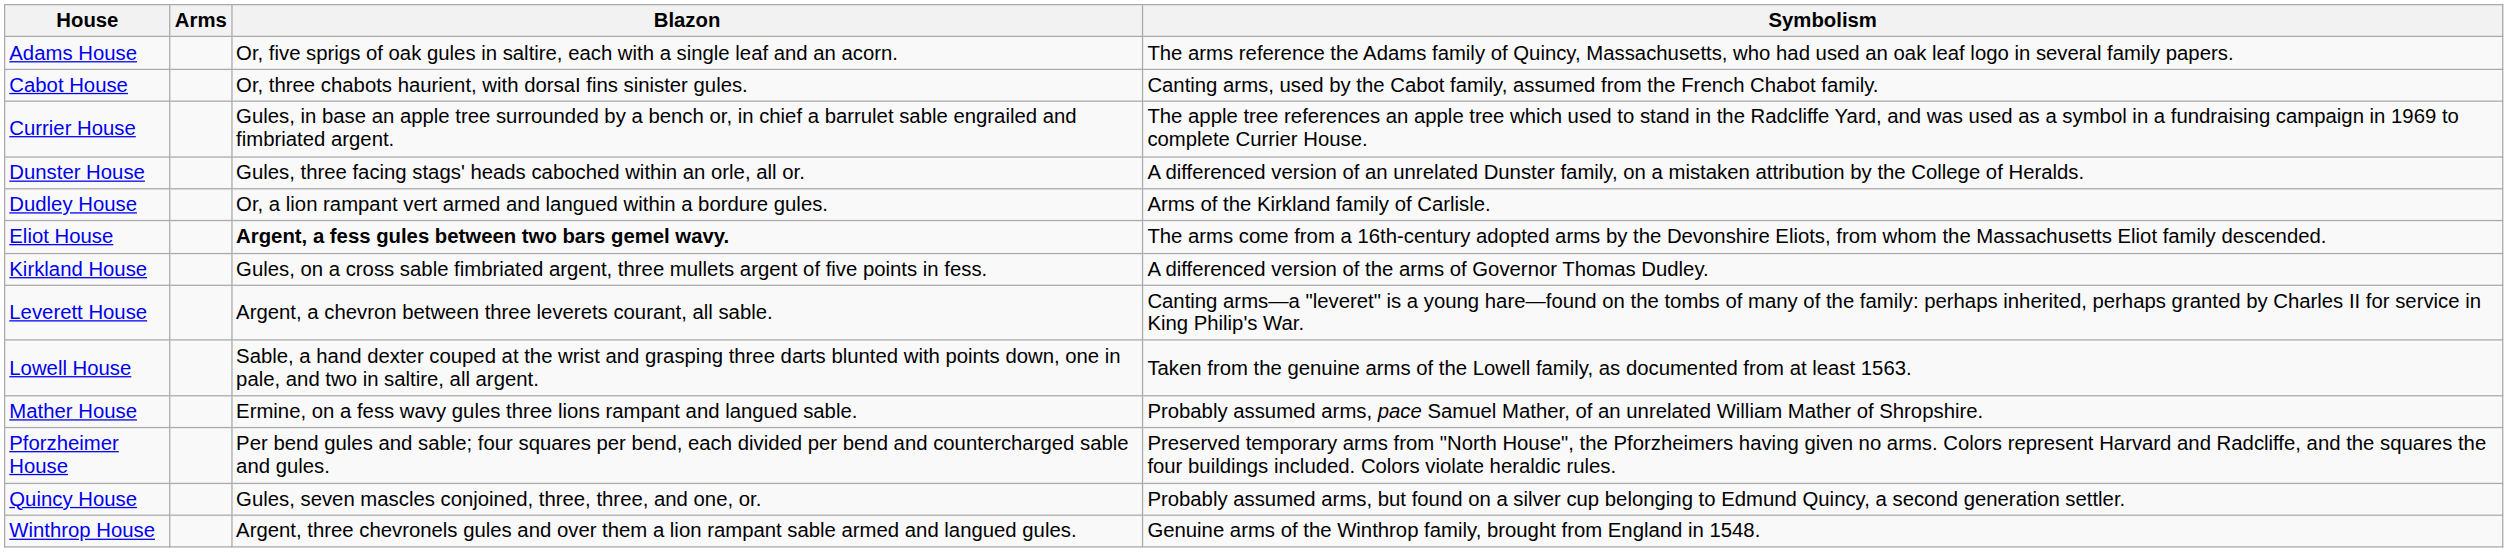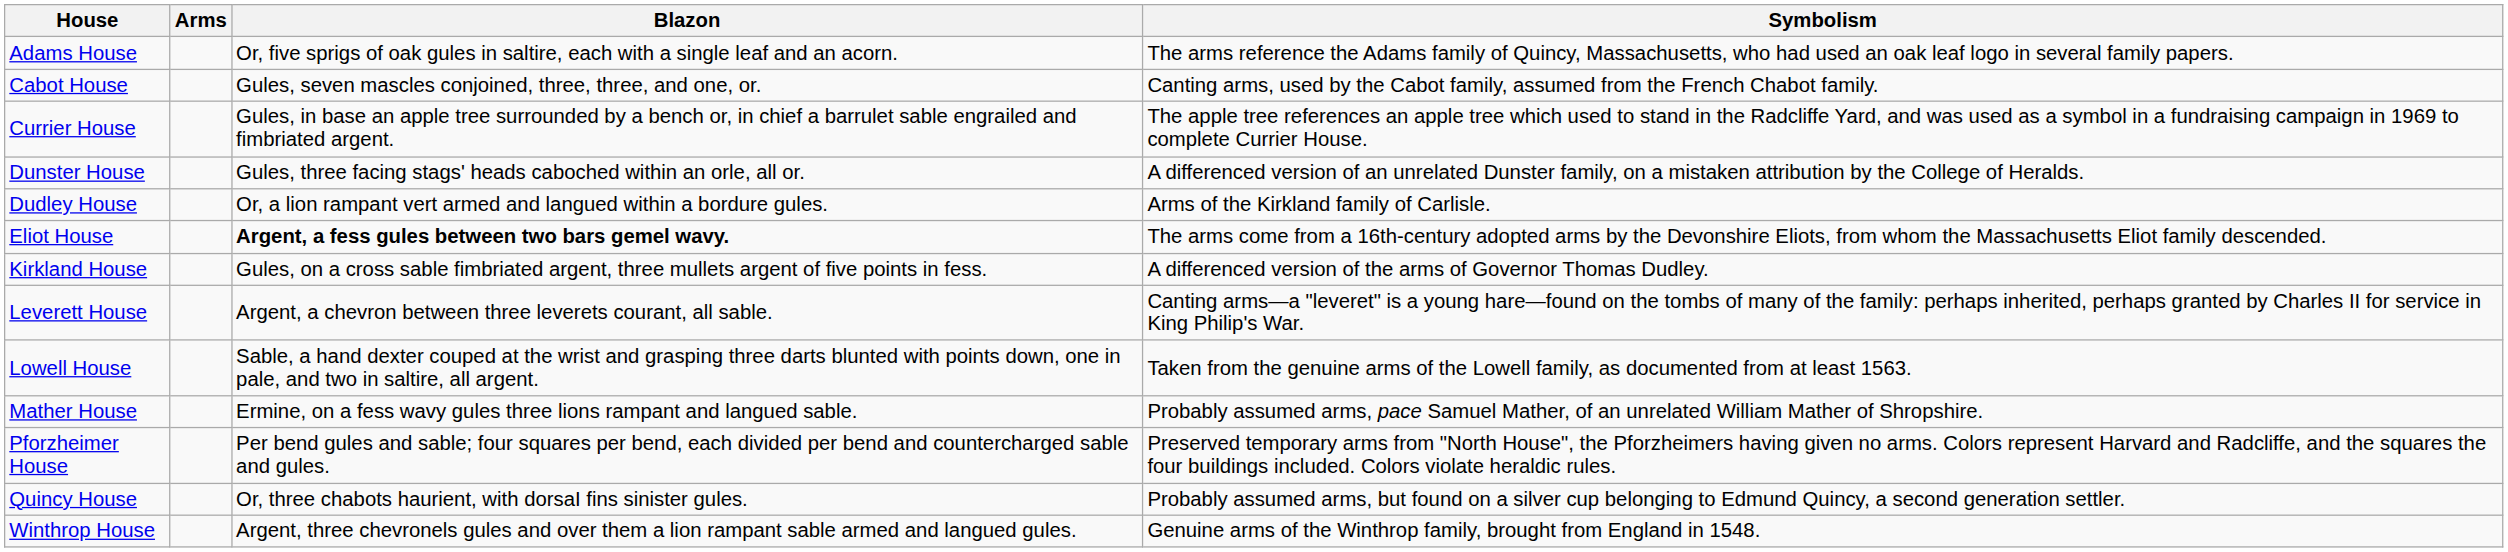(492, 85) Or, three chabots haurient, with dorsaI fins sinister gules. -> (499, 85) Gules, seven mascles conjoined, three, three, and one, or.
(499, 498) Gules, seven mascles conjoined, three, three, and one, or. -> (492, 498) Or, three chabots haurient, with dorsaI fins sinister gules.
